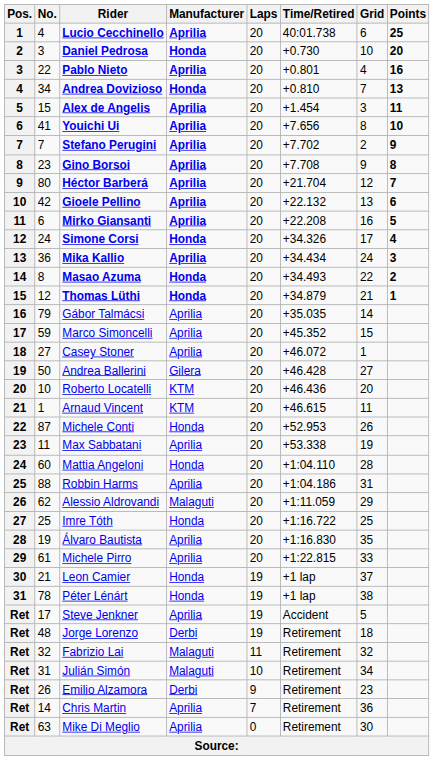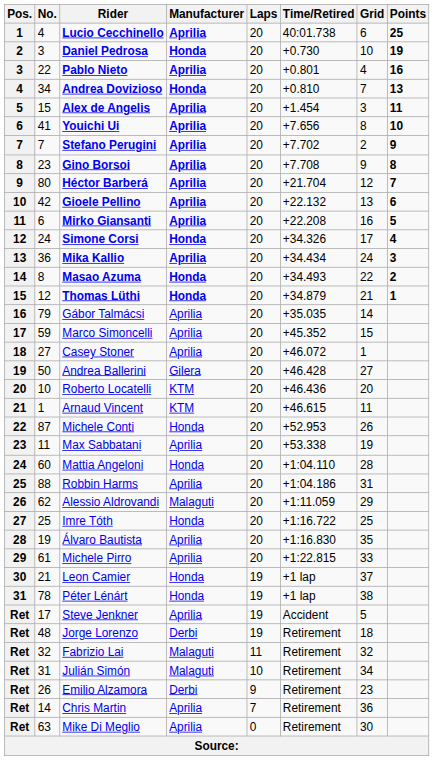(396, 51) 20 -> (396, 51) 19
